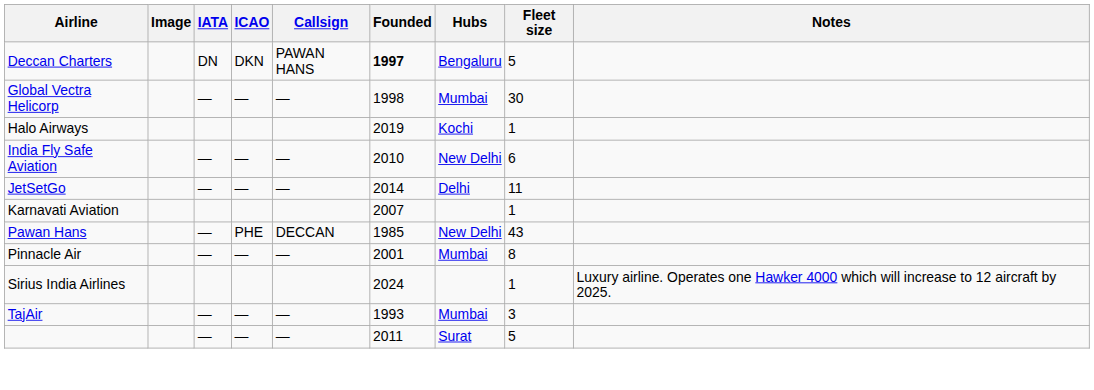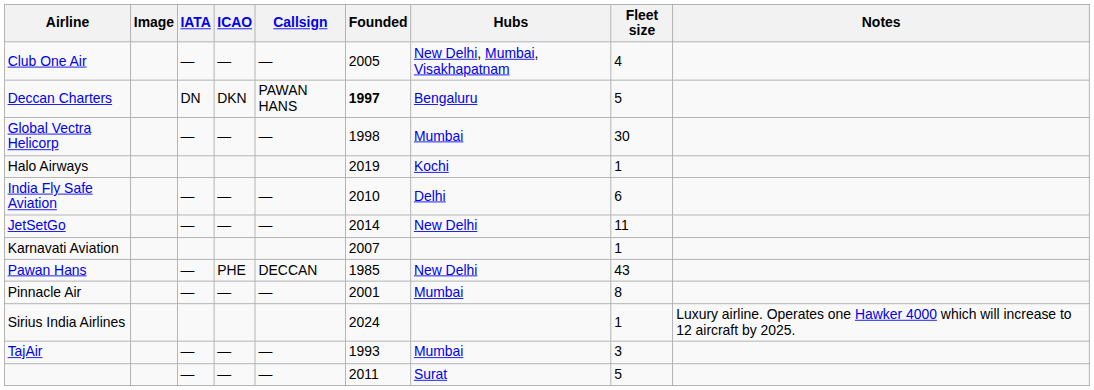+ row: (47, 61)
(470, 158) New Delhi -> (430, 196) Delhi
(454, 188) Delhi -> (446, 226) New Delhi
